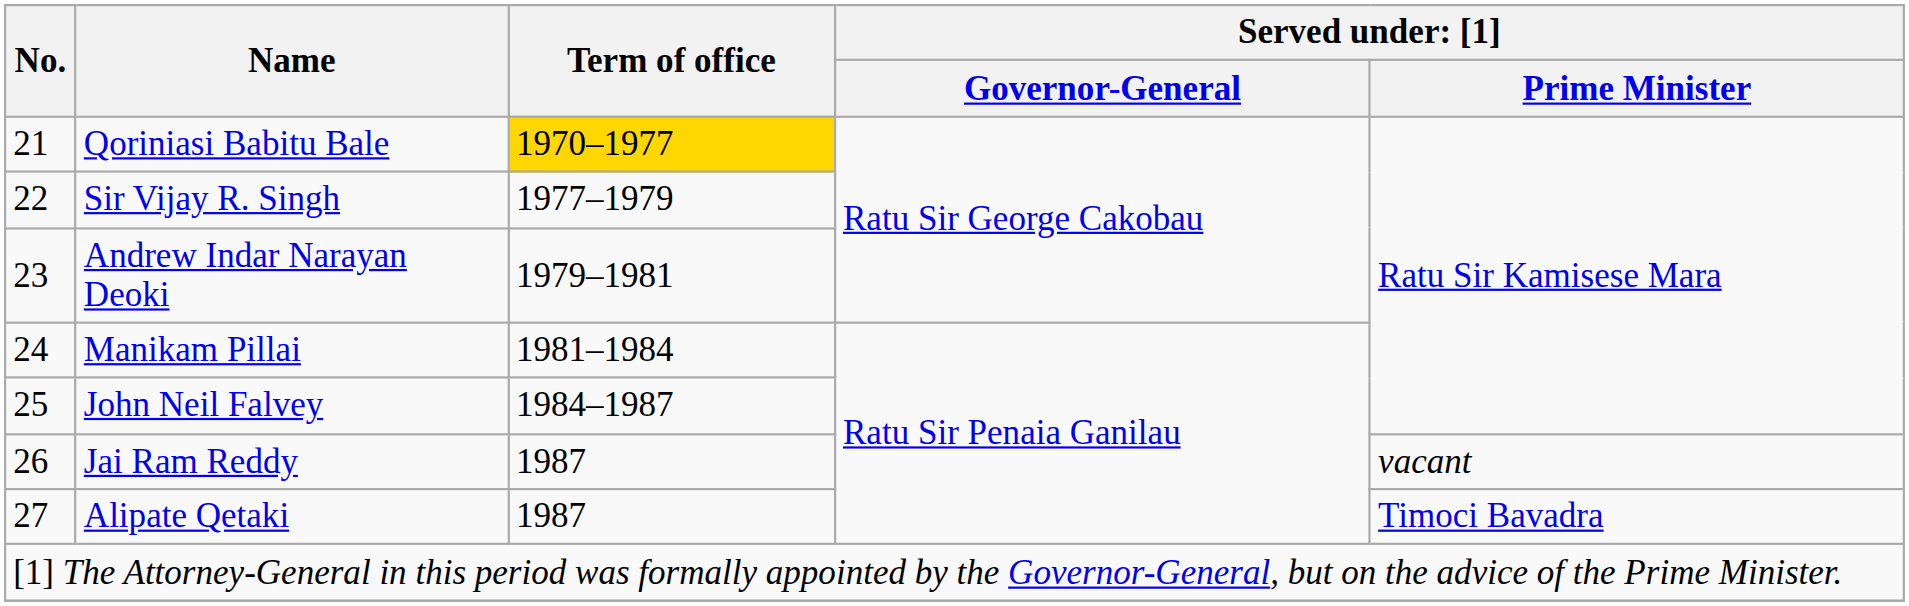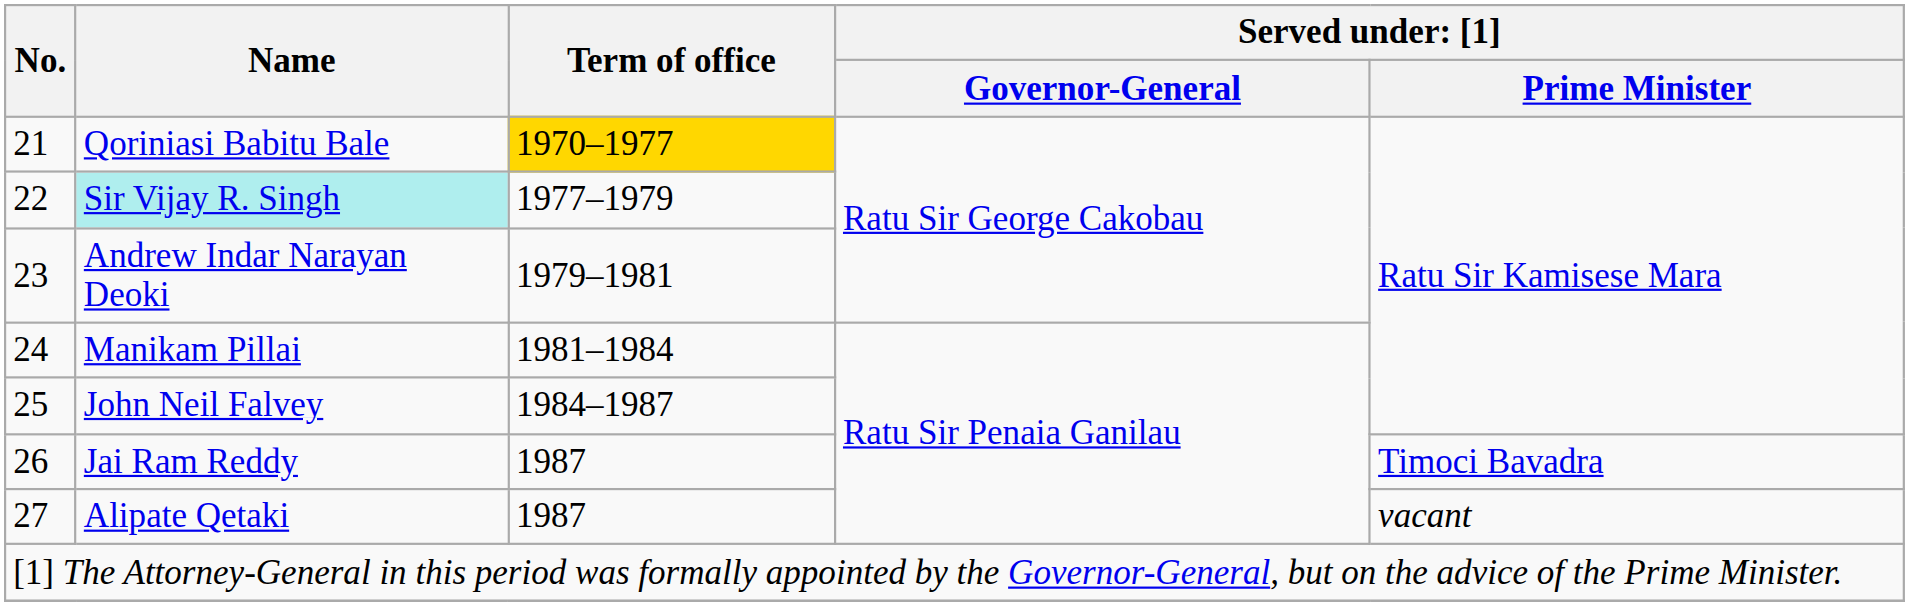(212, 198) no background -> (212, 198) paleturquoise background
(1425, 460) vacant -> (1491, 460) Timoci Bavadra
(1491, 516) Timoci Bavadra -> (1425, 516) vacant
